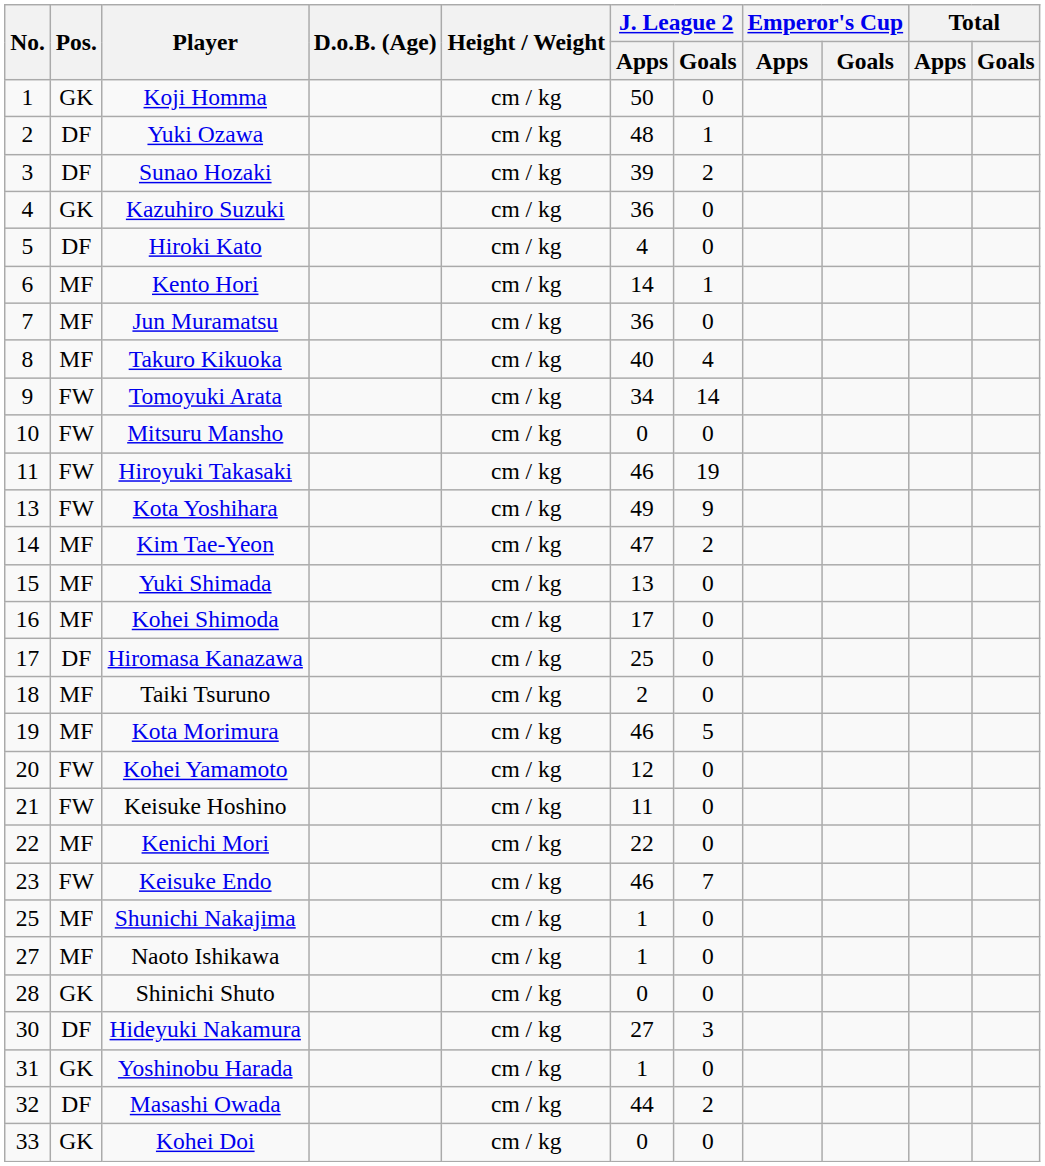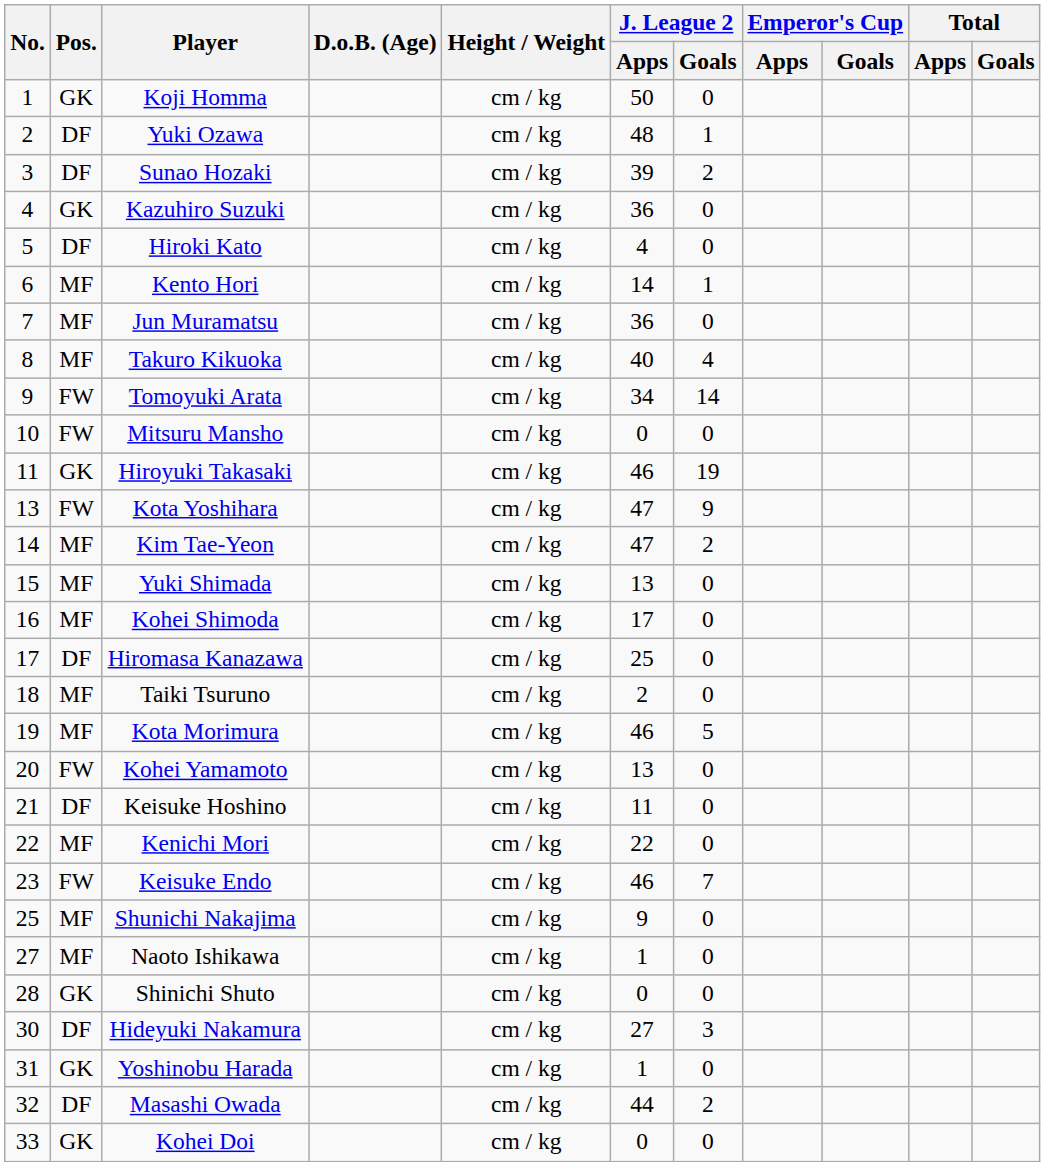(76, 470) FW -> (76, 470) GK
(642, 508) 49 -> (642, 508) 47
(642, 769) 12 -> (642, 769) 13
(76, 806) FW -> (76, 806) DF
(642, 918) 1 -> (642, 918) 9
